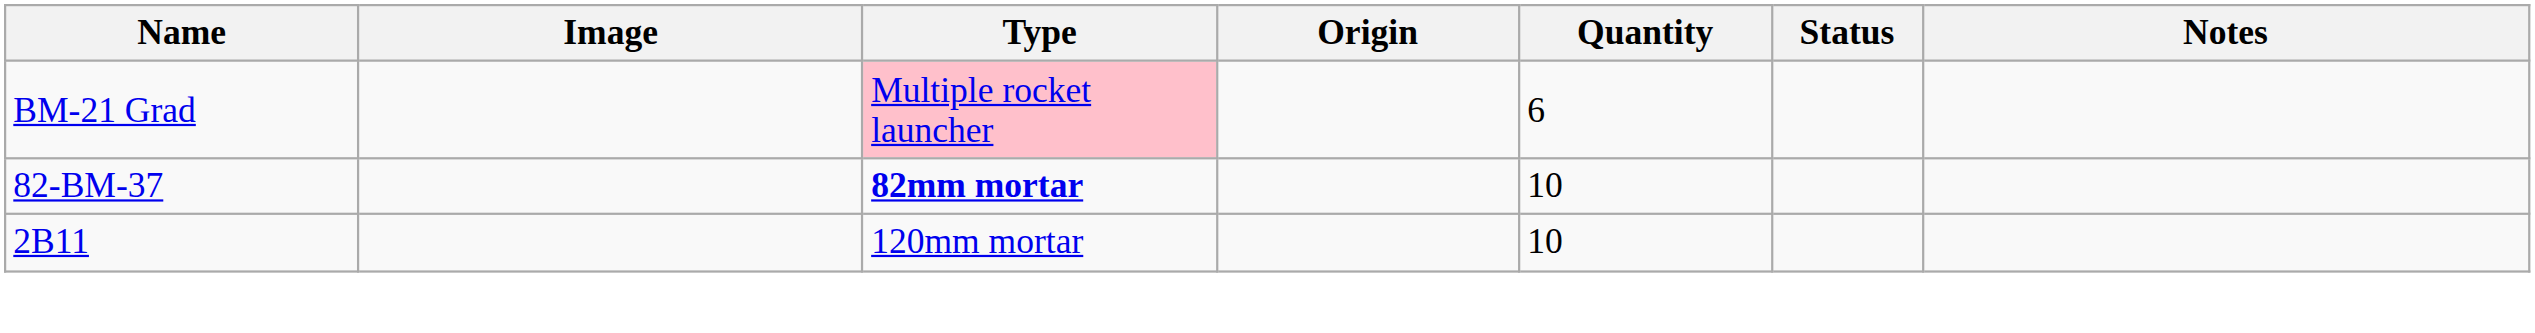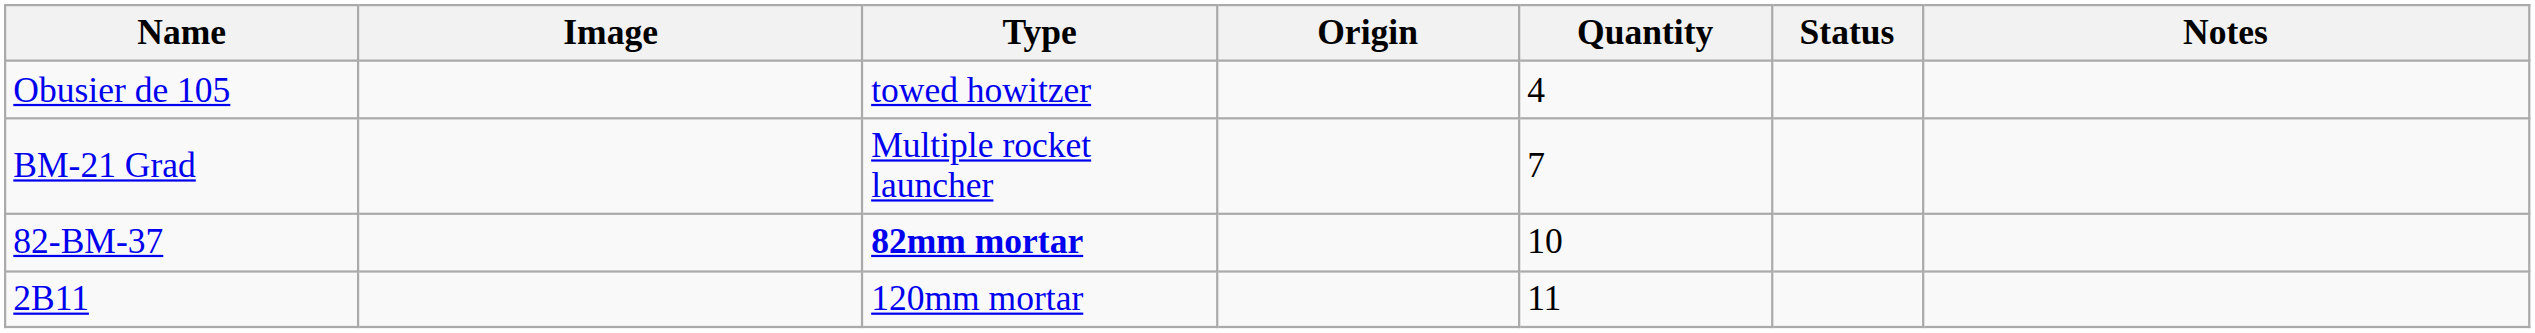+ row: (122, 88)
(981, 108) pink background -> (981, 165) no background
(1536, 108) 6 -> (1536, 165) 7
(1545, 241) 10 -> (1544, 297) 11
